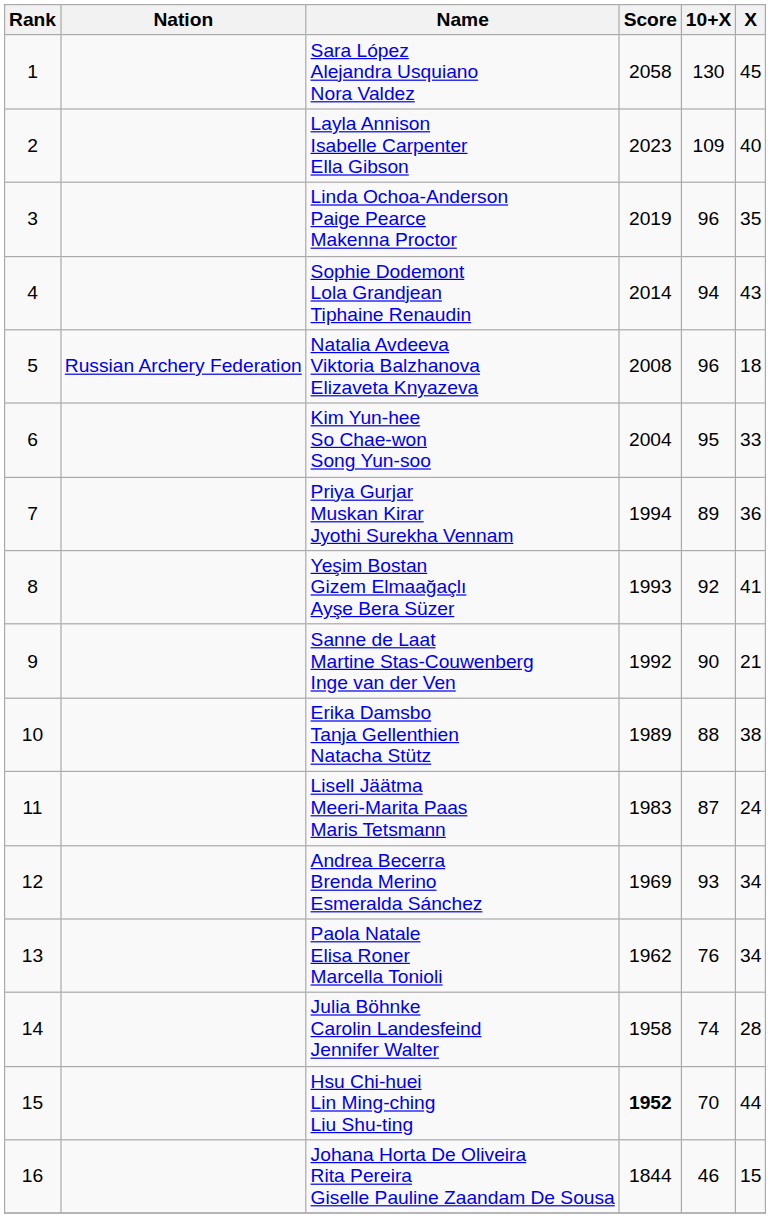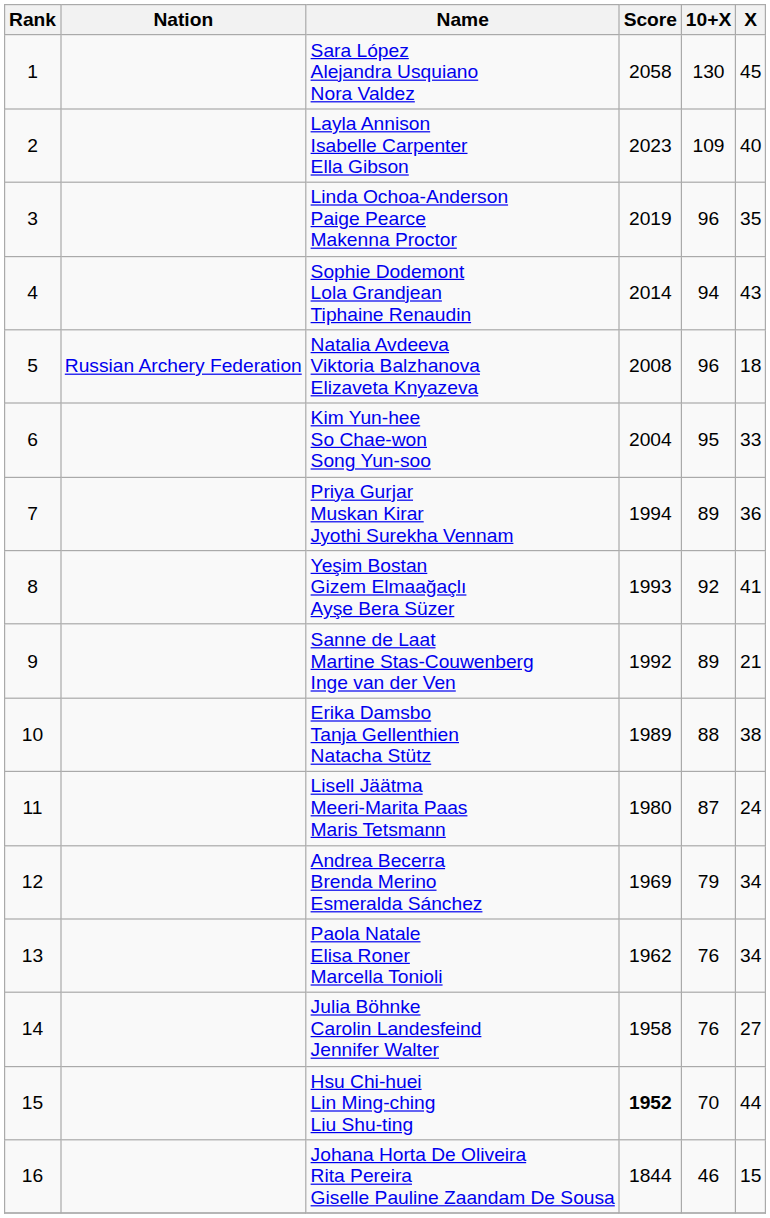(709, 660) 90 -> (709, 660) 89
(650, 808) 1983 -> (650, 808) 1980
(709, 881) 93 -> (709, 881) 79
(709, 1029) 74 -> (709, 1029) 76
(751, 1029) 28 -> (751, 1029) 27
